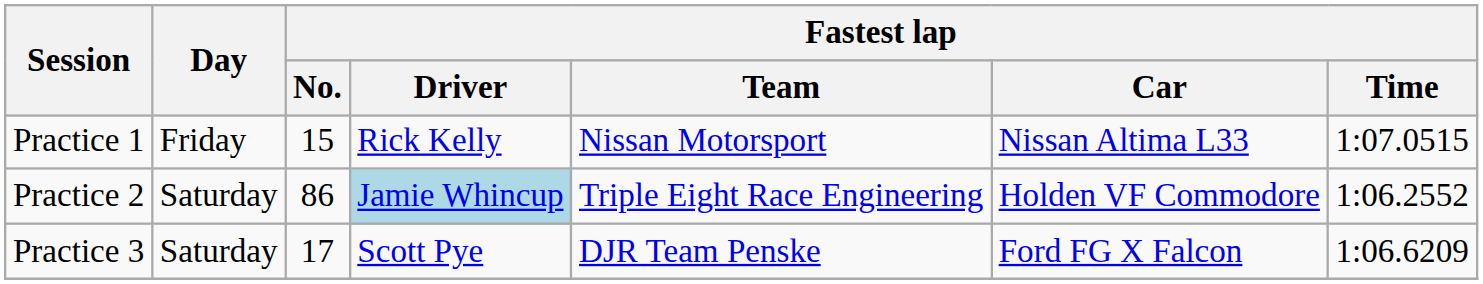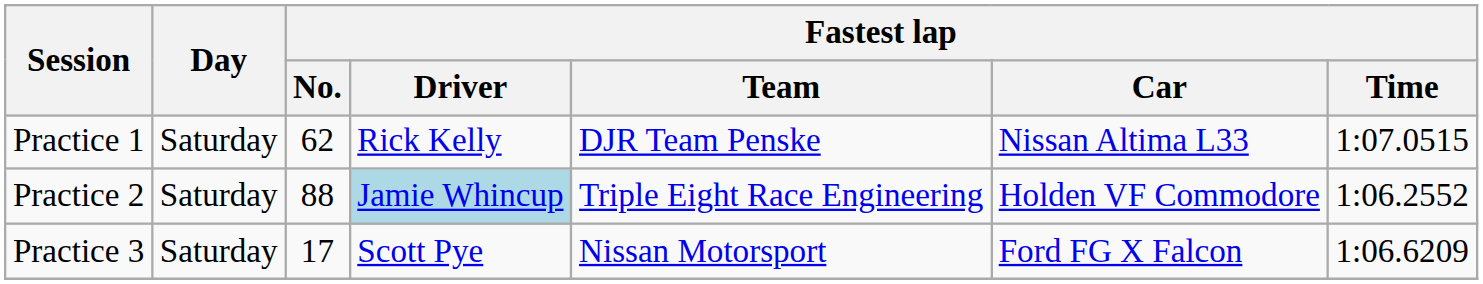(203, 141) Friday -> (219, 141) Saturday
(317, 141) 15 -> (317, 141) 62
(703, 141) Nissan Motorsport -> (700, 141) DJR Team Penske
(317, 196) 86 -> (317, 196) 88
(700, 250) DJR Team Penske -> (703, 250) Nissan Motorsport
